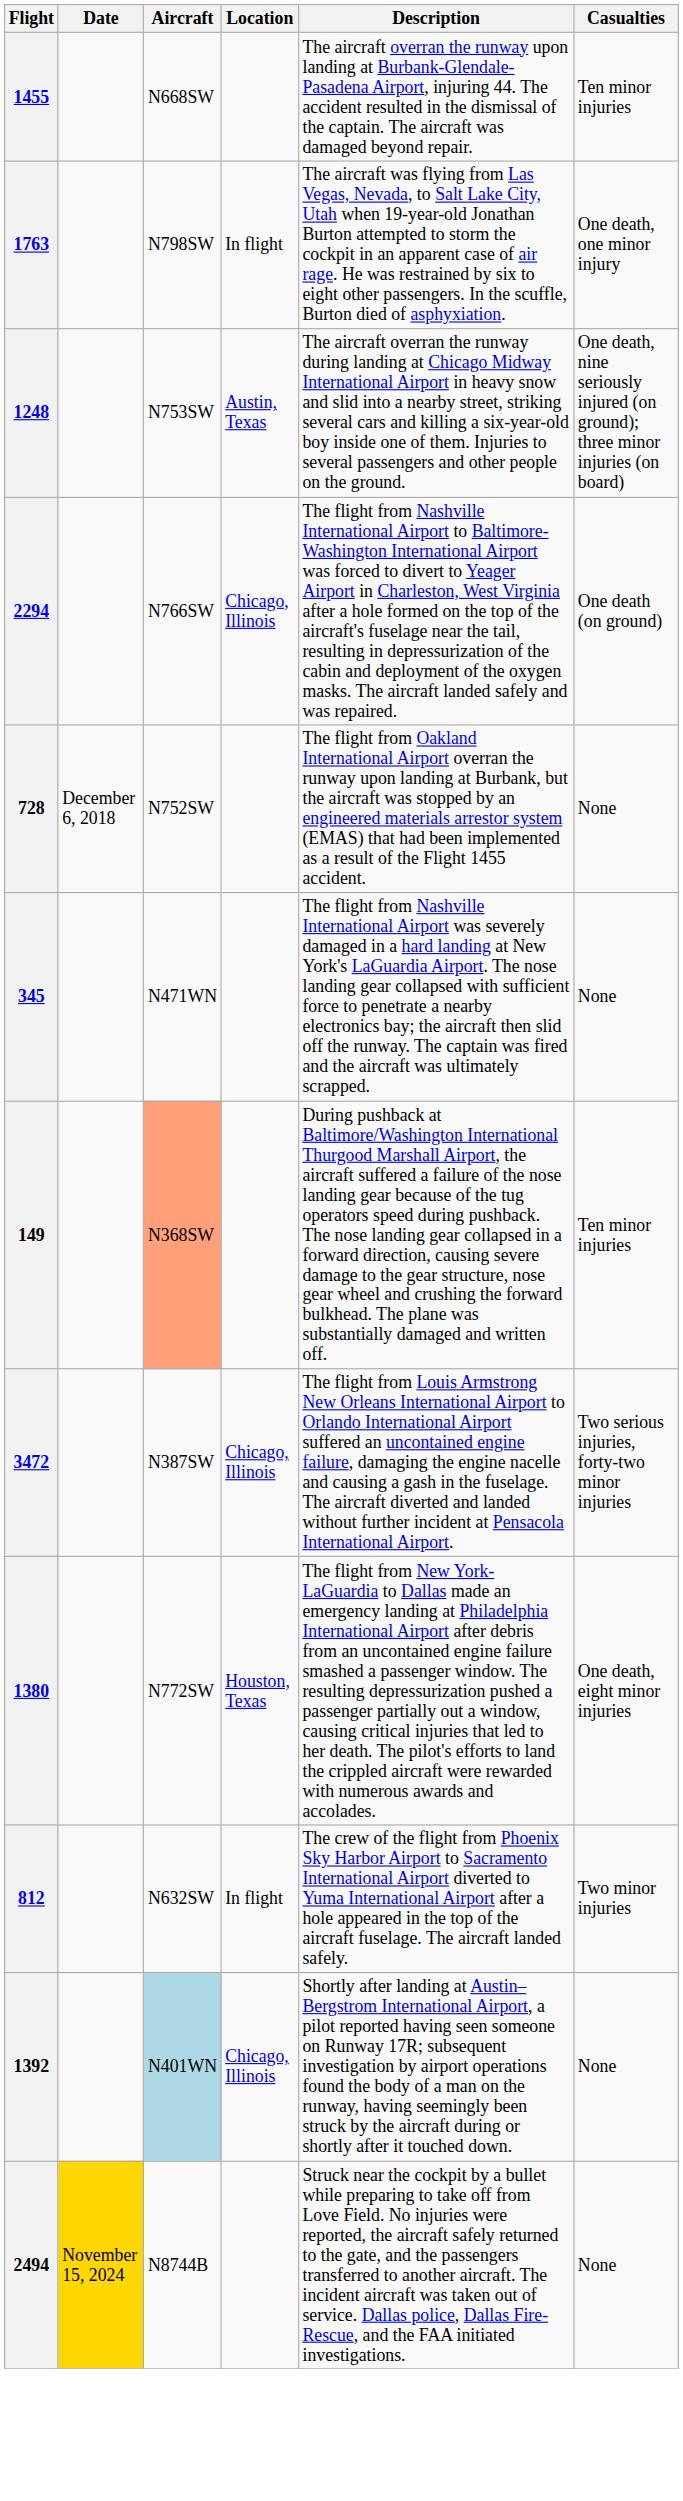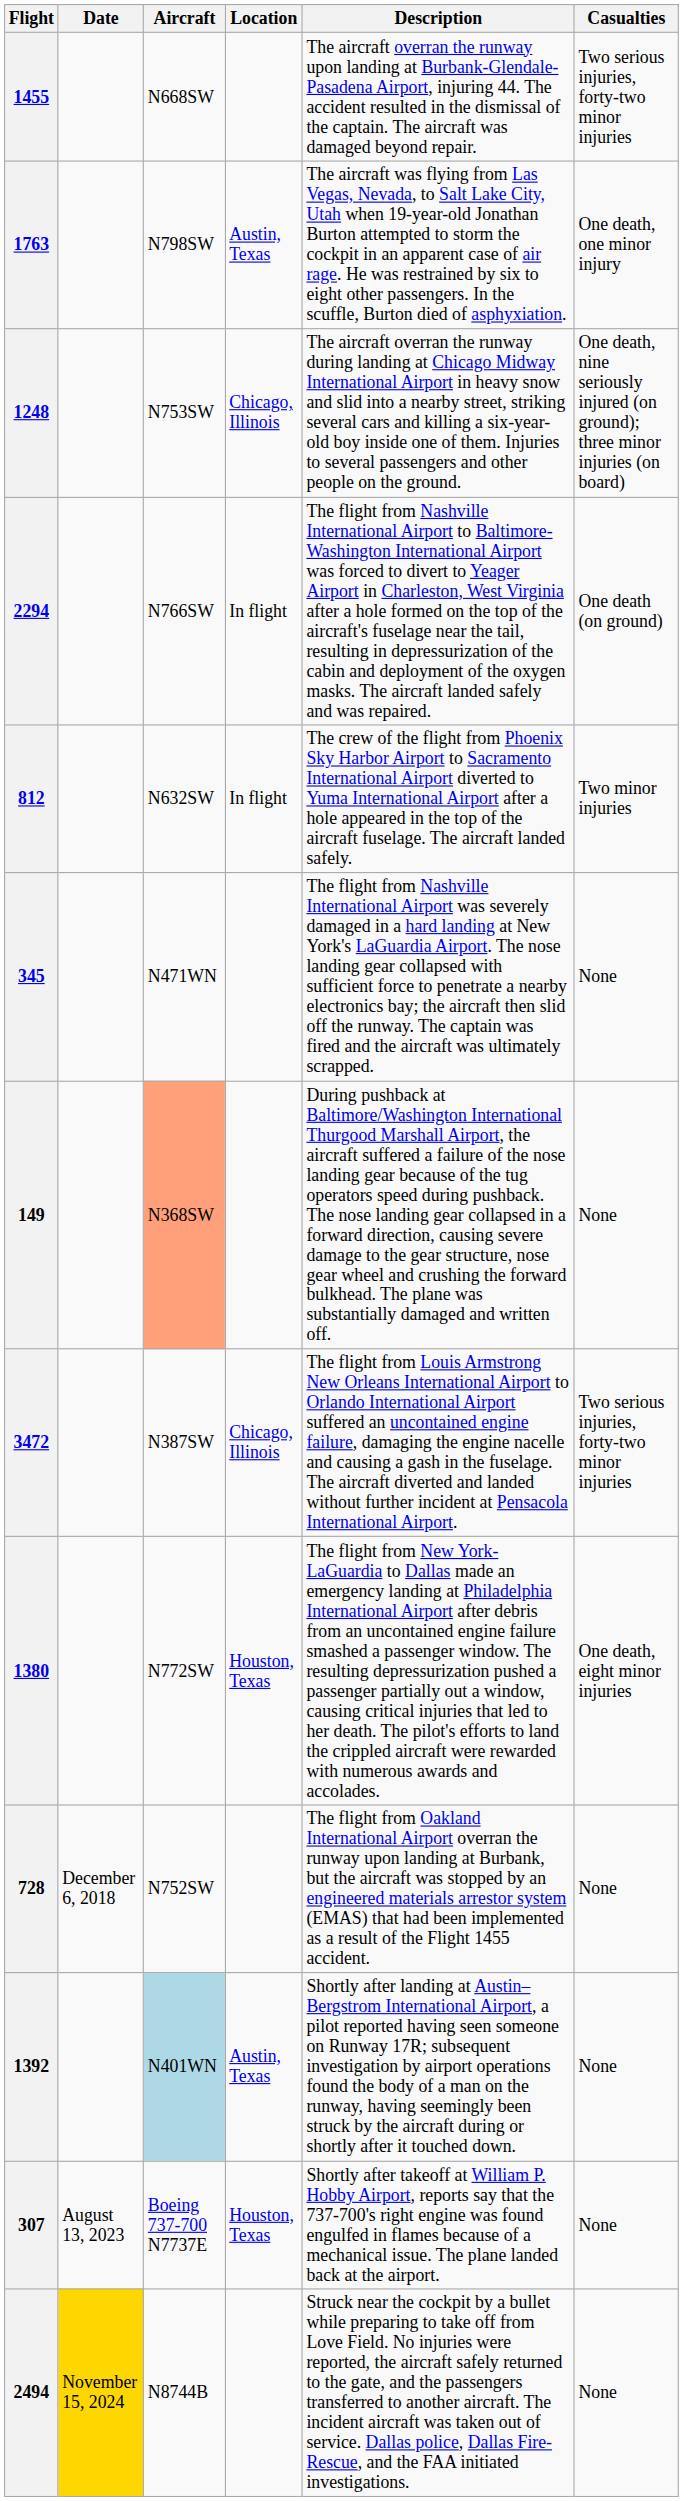(614, 96) Ten minor injuries -> (621, 96) Two serious injuries, forty-two minor injuries
(254, 244) In flight -> (255, 244) Austin, Texas
(251, 412) Austin, Texas -> (261, 412) Chicago, Illinois
(257, 610) Chicago, Illinois -> (258, 610) In flight
rows swapped: (31, 1898) <-> (31, 808)
(614, 1234) Ten minor injuries -> (598, 1214) None
(257, 2066) Chicago, Illinois -> (255, 2066) Austin, Texas
+ row: (31, 2224)
